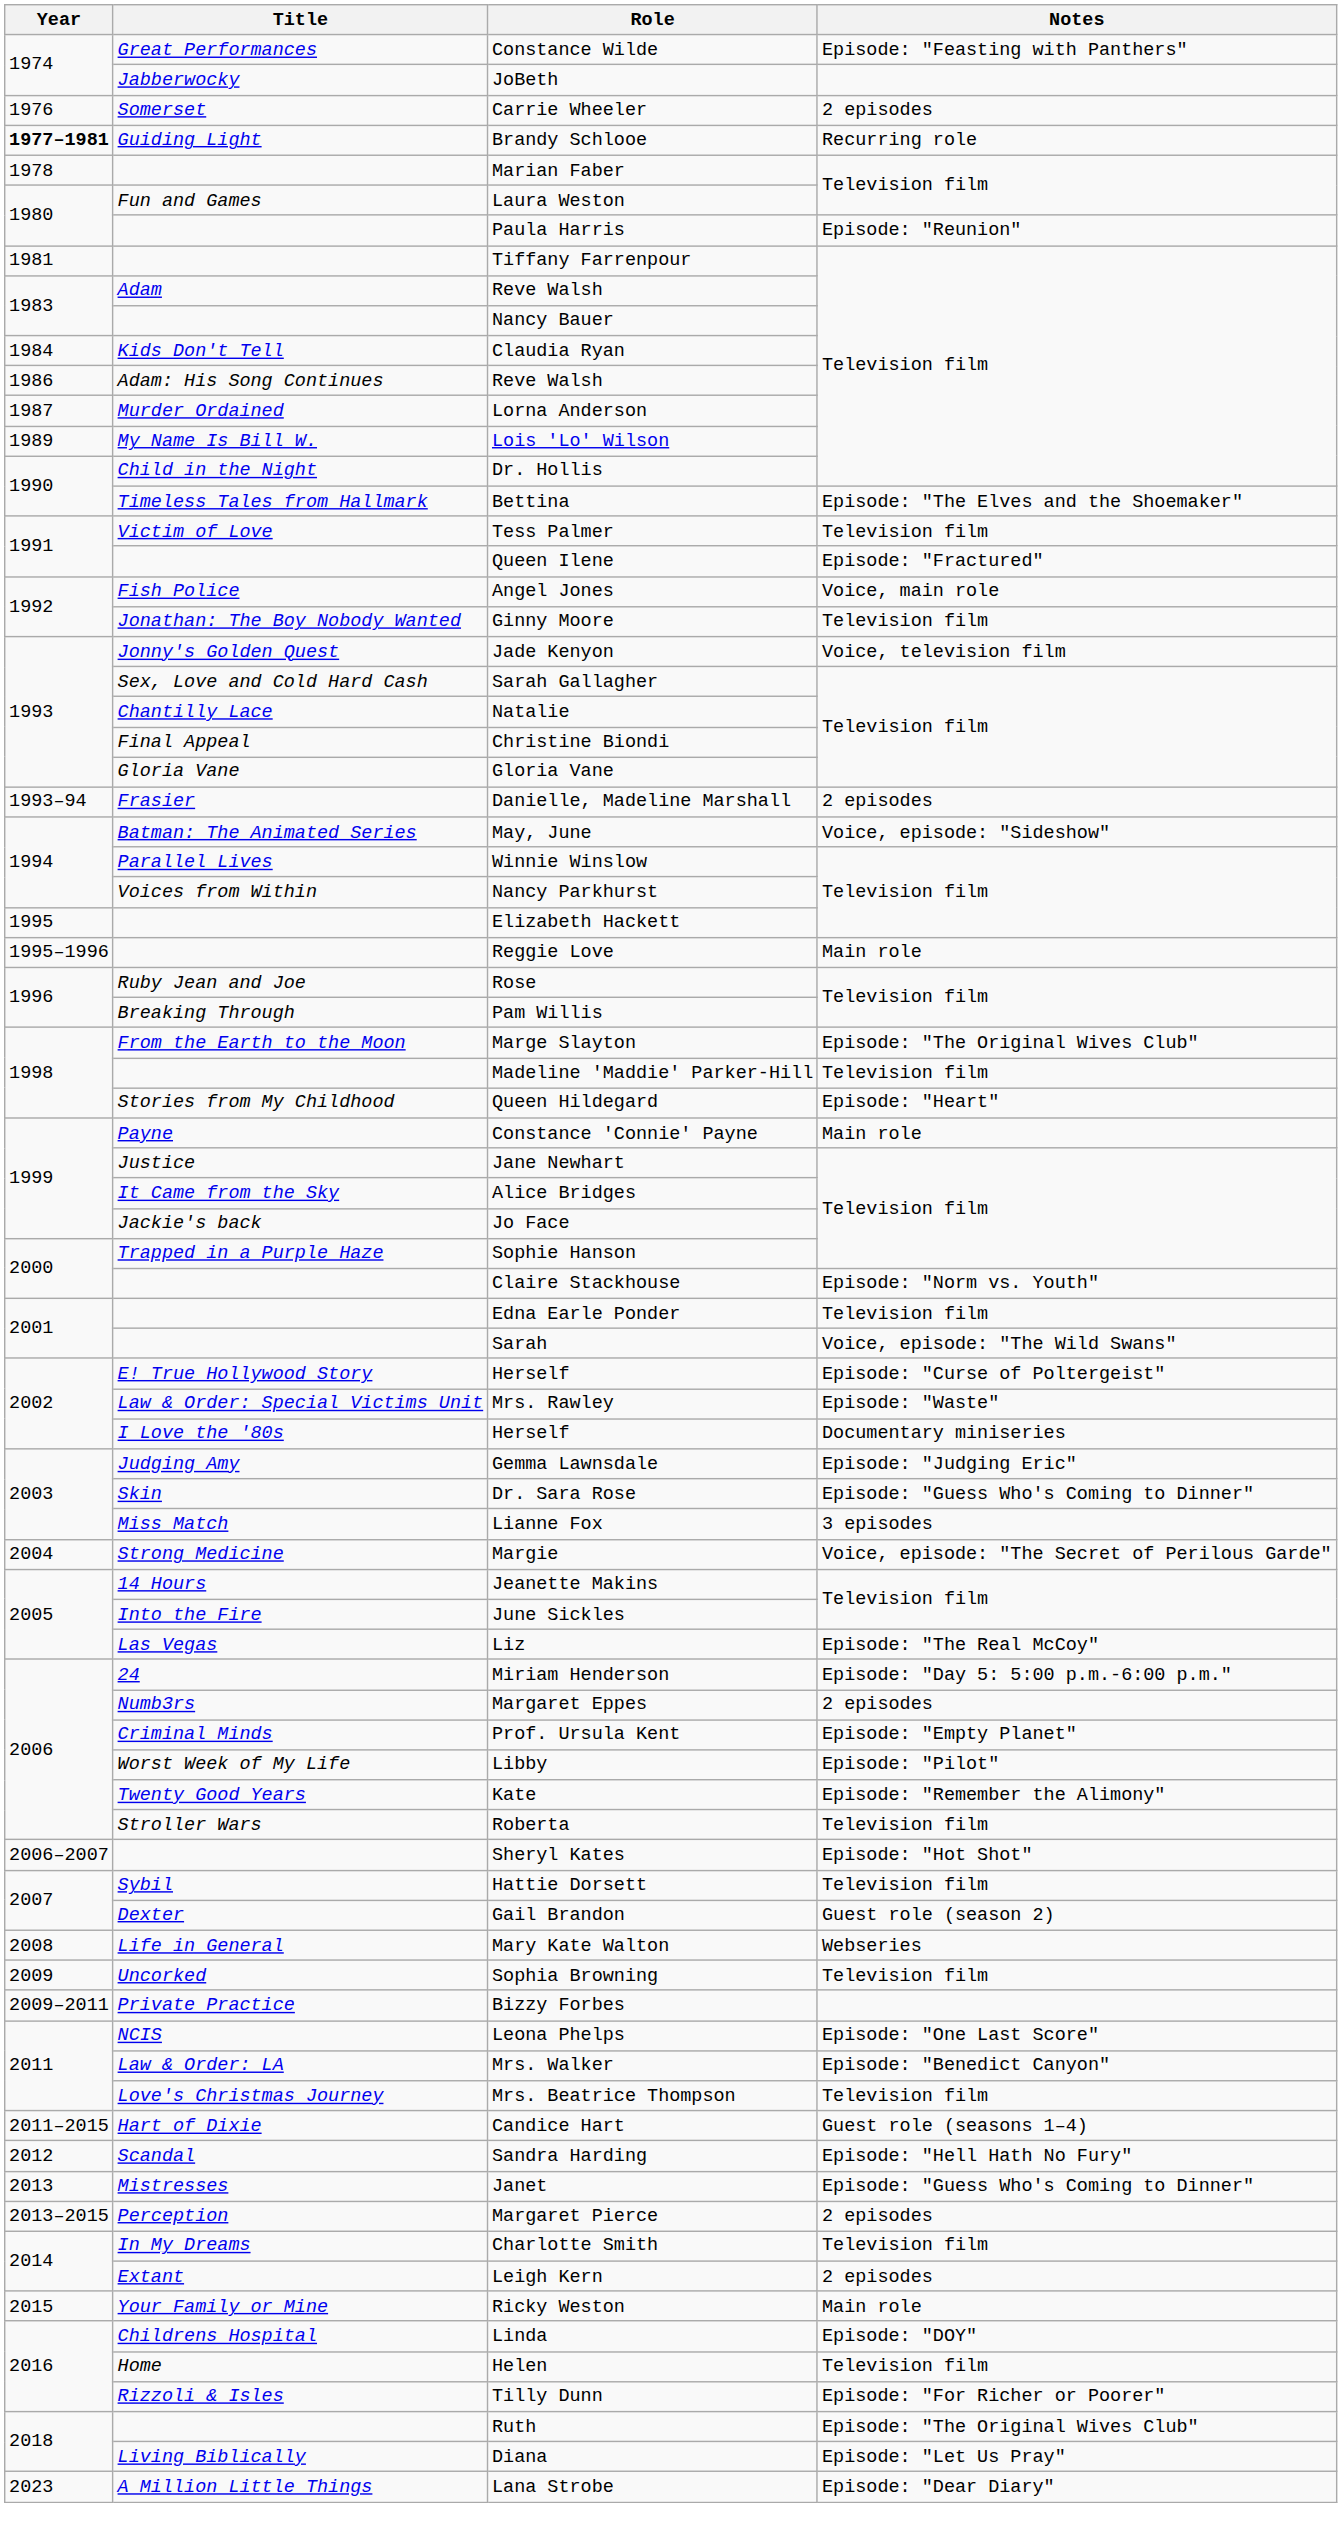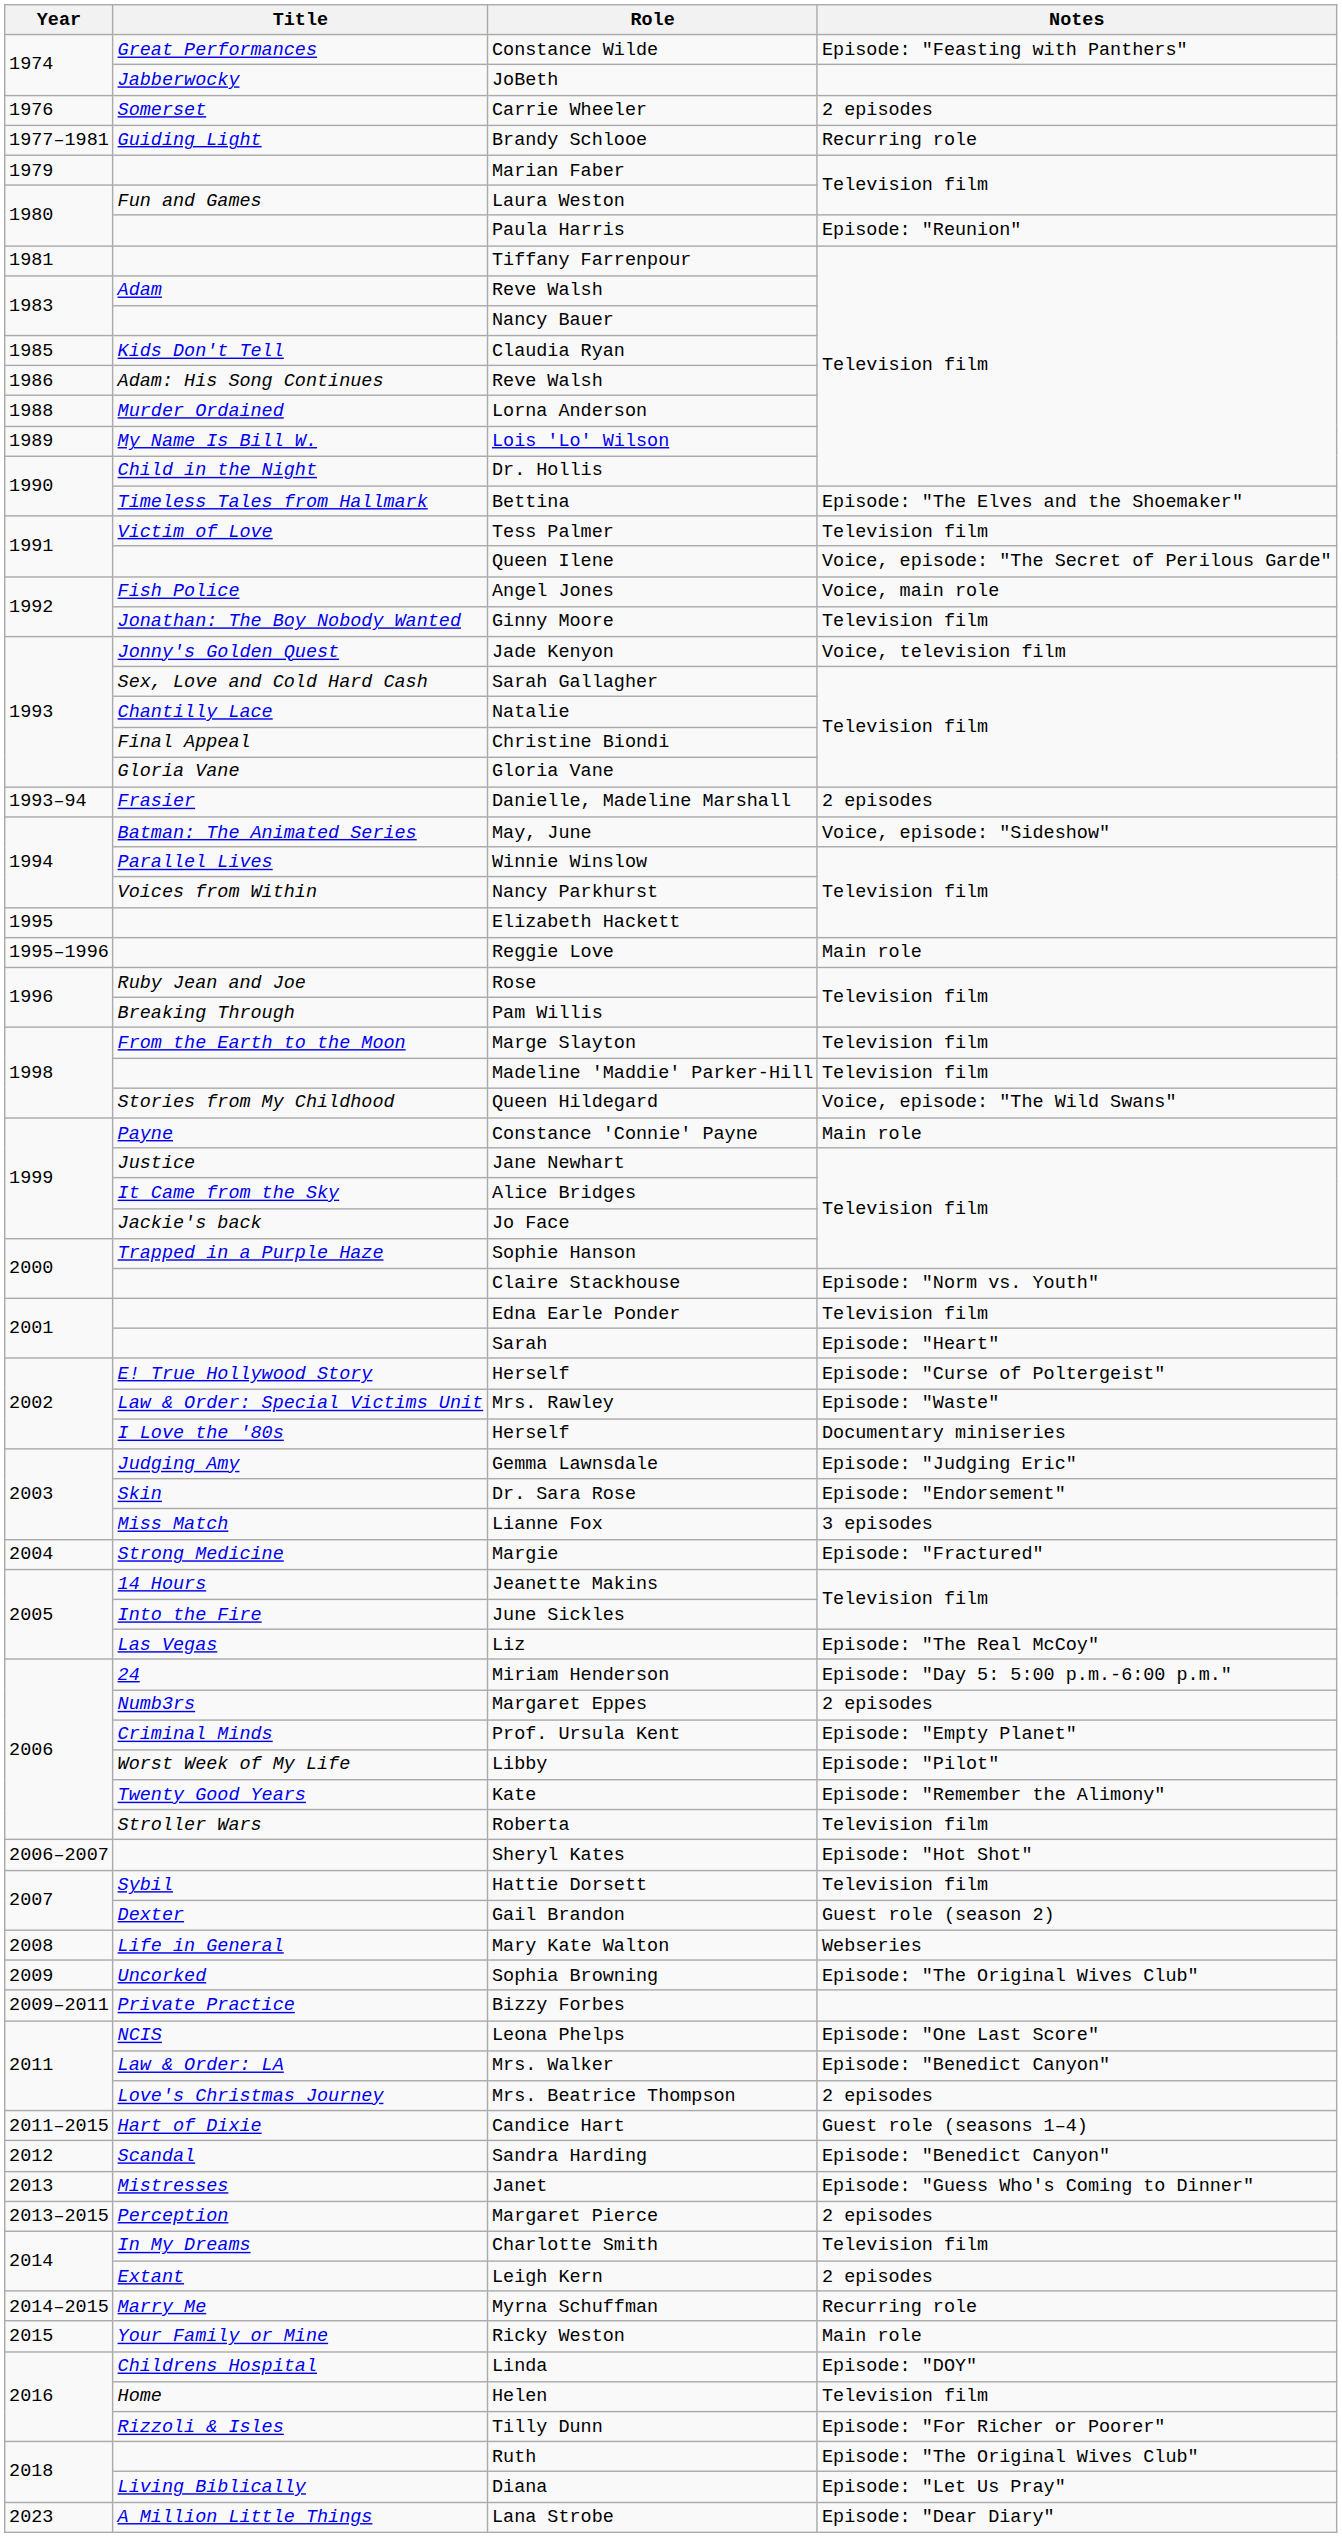(59, 140) bold -> (59, 140) normal
(31, 170) 1978 -> (31, 170) 1979
(31, 351) 1984 -> (31, 351) 1985
(31, 411) 1987 -> (31, 411) 1988
(933, 561) Episode: "Fractured" -> (1077, 561) Voice, episode: "The Secret of Perilous Garde"
(1010, 1043) Episode: "The Original Wives Club" -> (905, 1043) Television film
(911, 1103) Episode: "Heart" -> (999, 1103) Voice, episode: "The Wild Swans"
(999, 1344) Voice, episode: "The Wild Swans" -> (911, 1344) Episode: "Heart"
(1038, 1494) Episode: "Guess Who's Coming to Dinner" -> (944, 1494) Episode: "Endorsement"
(1077, 1554) Voice, episode: "The Secret of Perilous Garde" -> (933, 1554) Episode: "Fractured"
(905, 1975) Television film -> (1010, 1975) Episode: "The Original Wives Club"
(905, 2096) Television film -> (877, 2096) 2 episodes
(977, 2156) Episode: "Hell Hath No Fury" -> (966, 2156) Episode: "Benedict Canyon"
+ row: (162, 2306)
